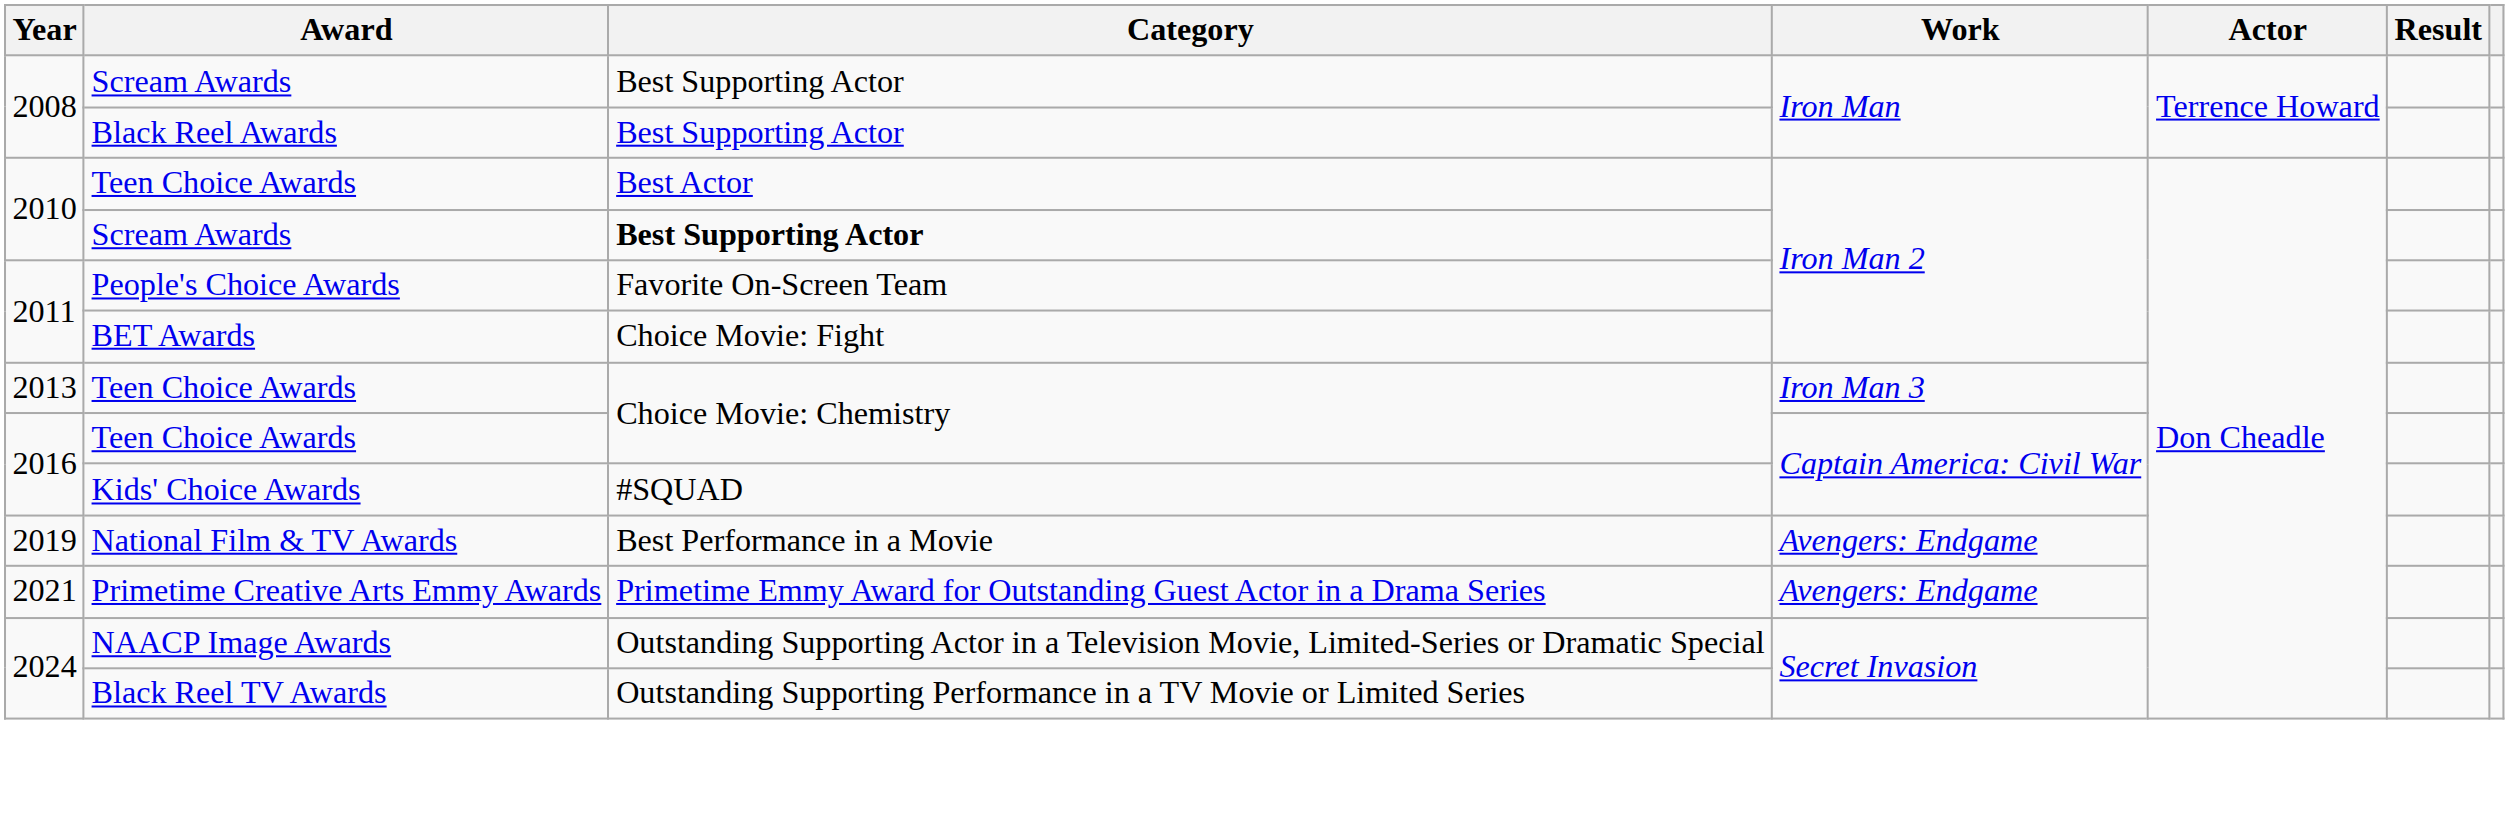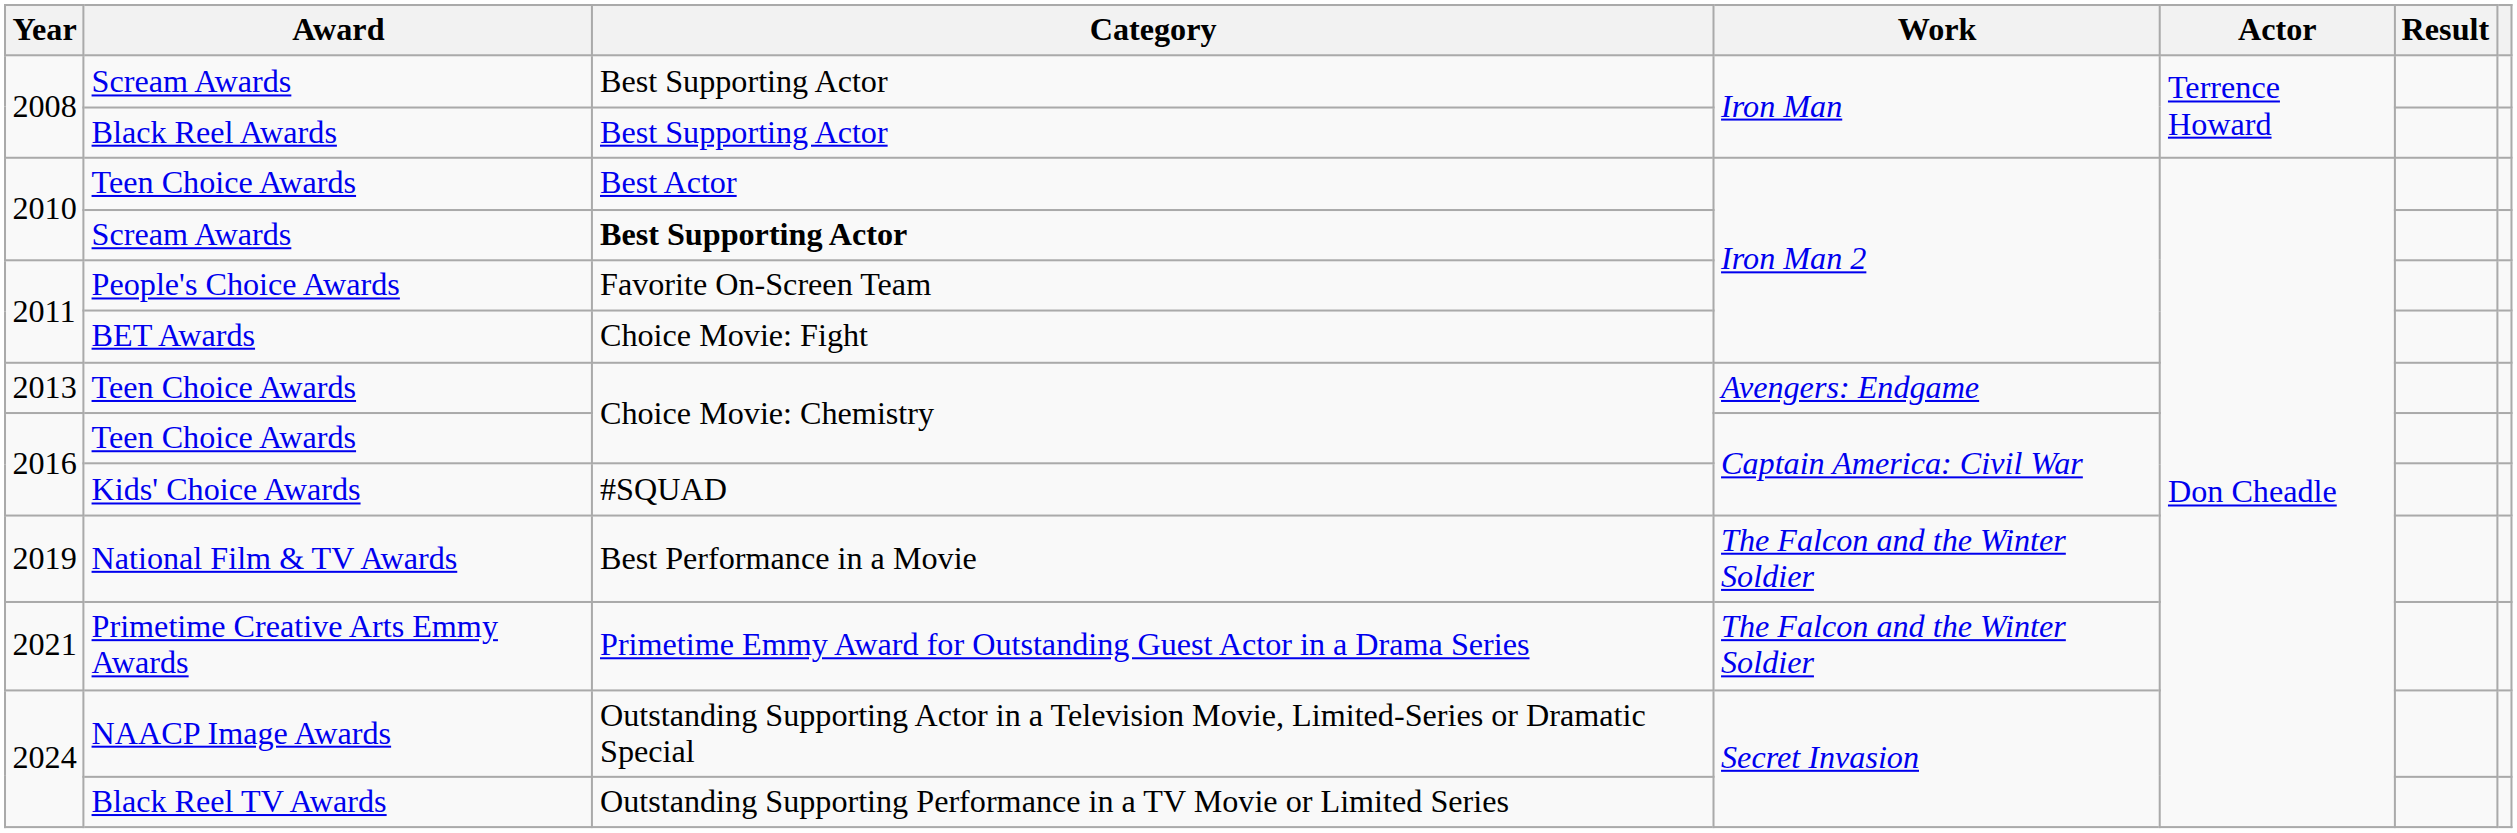(1852, 387) Iron Man 3 -> (1850, 387) Avengers: Endgame
(1908, 540) Avengers: Endgame -> (1893, 558) The Falcon and the Winter Soldier
(1908, 591) Avengers: Endgame -> (1893, 645) The Falcon and the Winter Soldier
